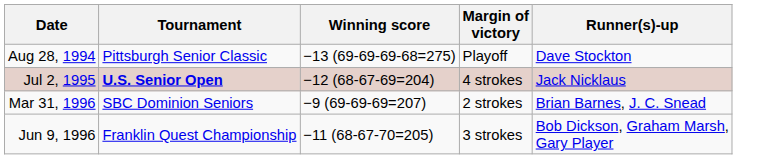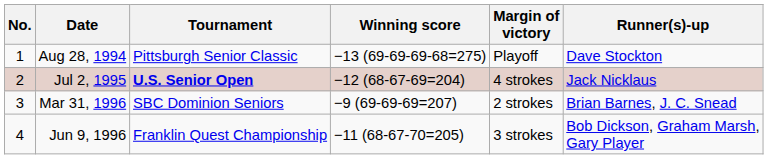+ column: (20, 25)
